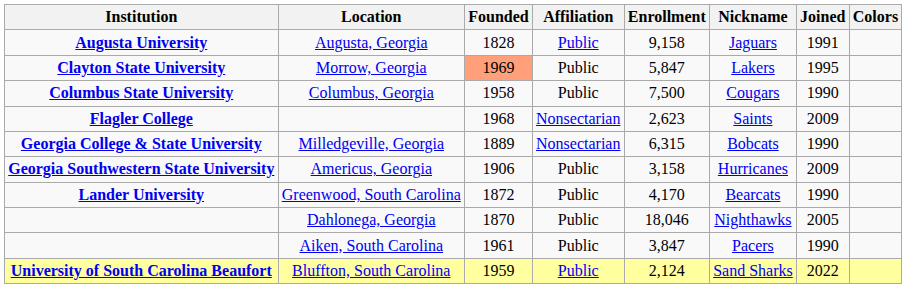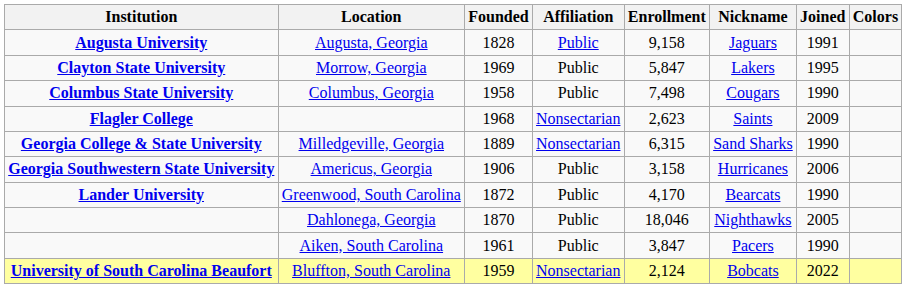(498, 67) lightsalmon background -> (498, 67) no background
(667, 93) 7,500 -> (667, 93) 7,498
(753, 144) Bobcats -> (753, 144) Sand Sharks
(823, 169) 2009 -> (823, 169) 2006
(578, 270) Public -> (578, 270) Nonsectarian
(753, 270) Sand Sharks -> (753, 270) Bobcats
